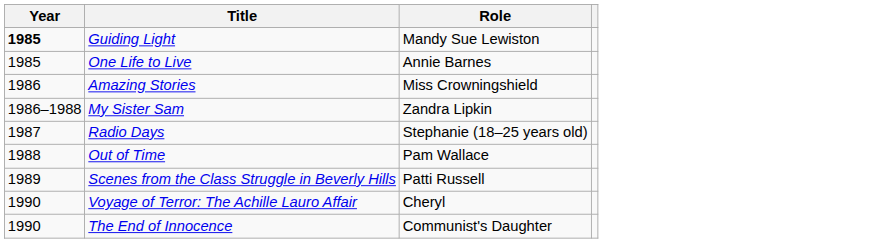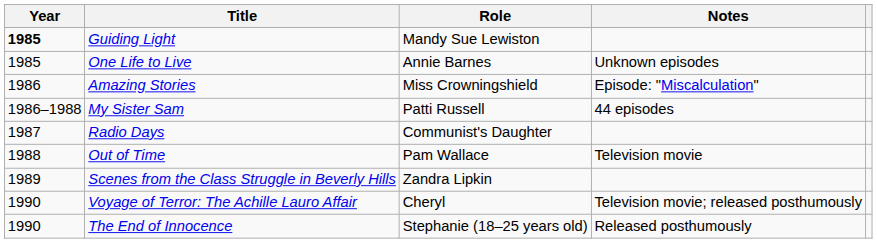+ column: (728, 16)
(447, 109) Zandra Lipkin -> (444, 109) Patti Russell
(495, 132) Stephanie (18–25 years old) -> (477, 132) Communist's Daughter
(444, 179) Patti Russell -> (447, 179) Zandra Lipkin
(477, 226) Communist's Daughter -> (495, 226) Stephanie (18–25 years old)
